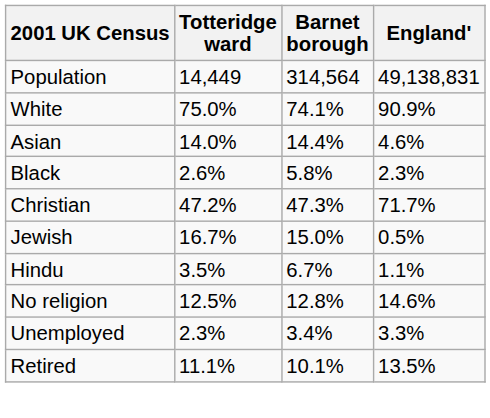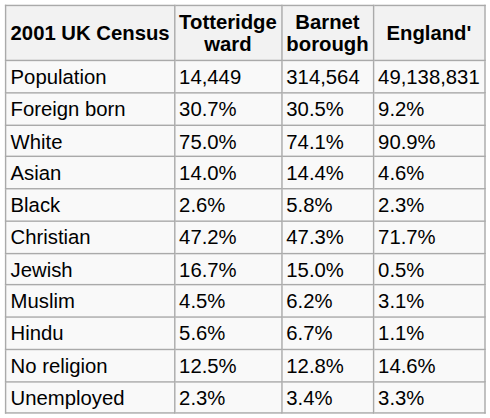+ row: (68, 109)
+ row: (43, 301)
(202, 269) 3.5% -> (202, 333) 5.6%
- row: (43, 365)
